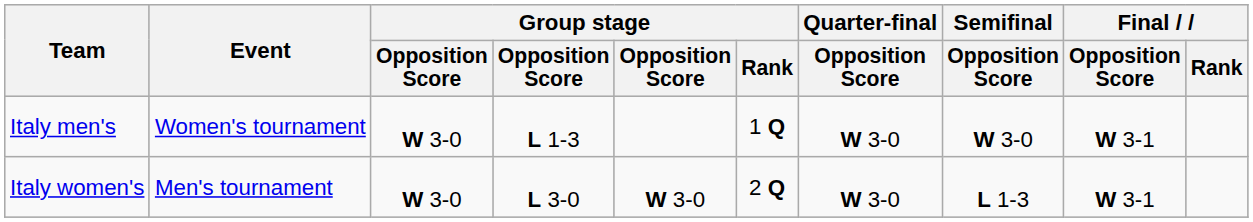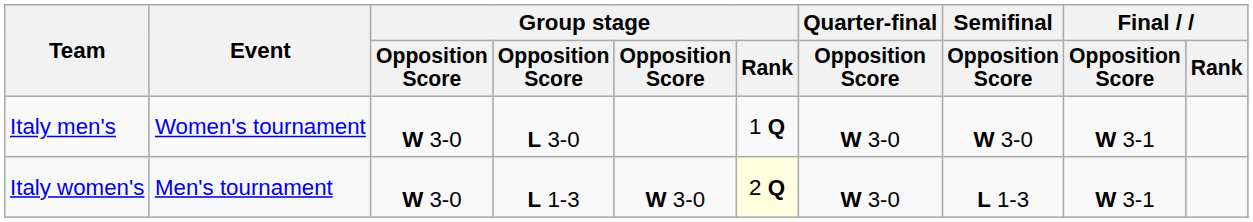(554, 139) L 1-3 -> (554, 139) L 3-0
(554, 199) L 3-0 -> (554, 199) L 1-3
(767, 187) no background -> (767, 187) lightyellow background
